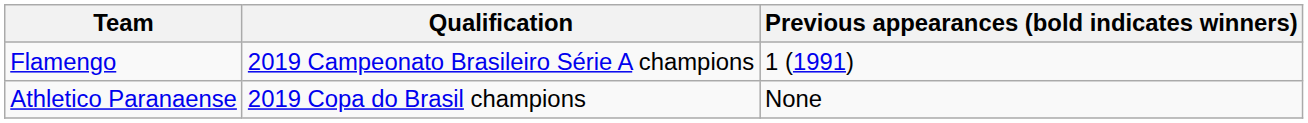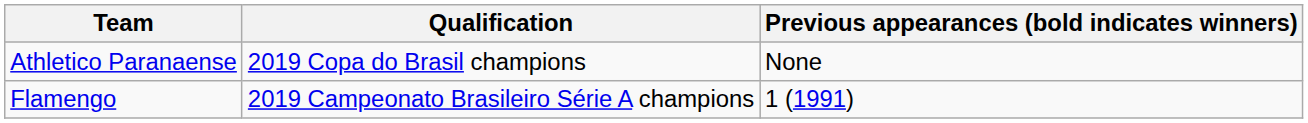rows swapped: (63, 61) <-> (124, 99)
